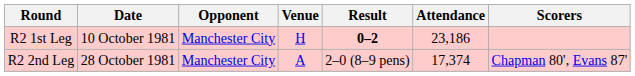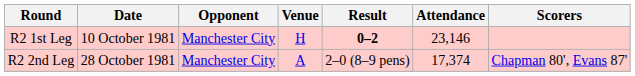(451, 37) 23,186 -> (451, 37) 23,146
